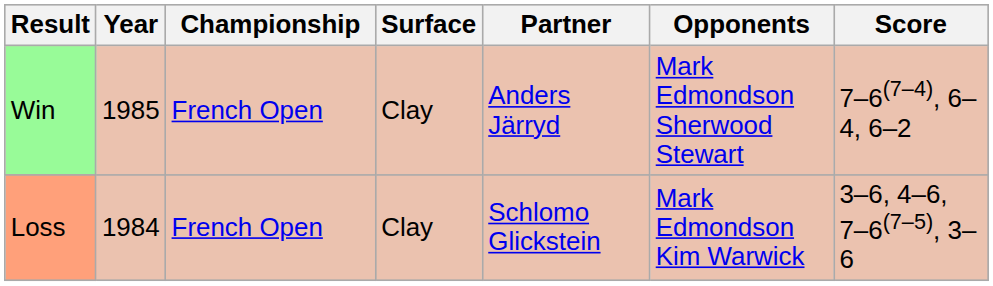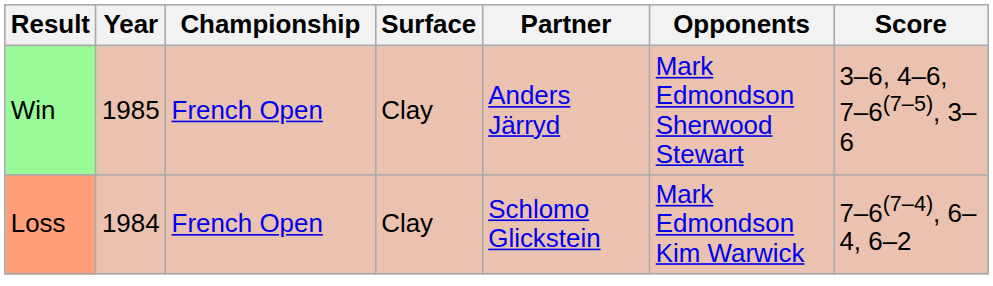(908, 109) 7–6(7–4), 6–4, 6–2 -> (908, 109) 3–6, 4–6, 7–6(7–5), 3–6
(908, 227) 3–6, 4–6, 7–6(7–5), 3–6 -> (908, 223) 7–6(7–4), 6–4, 6–2
